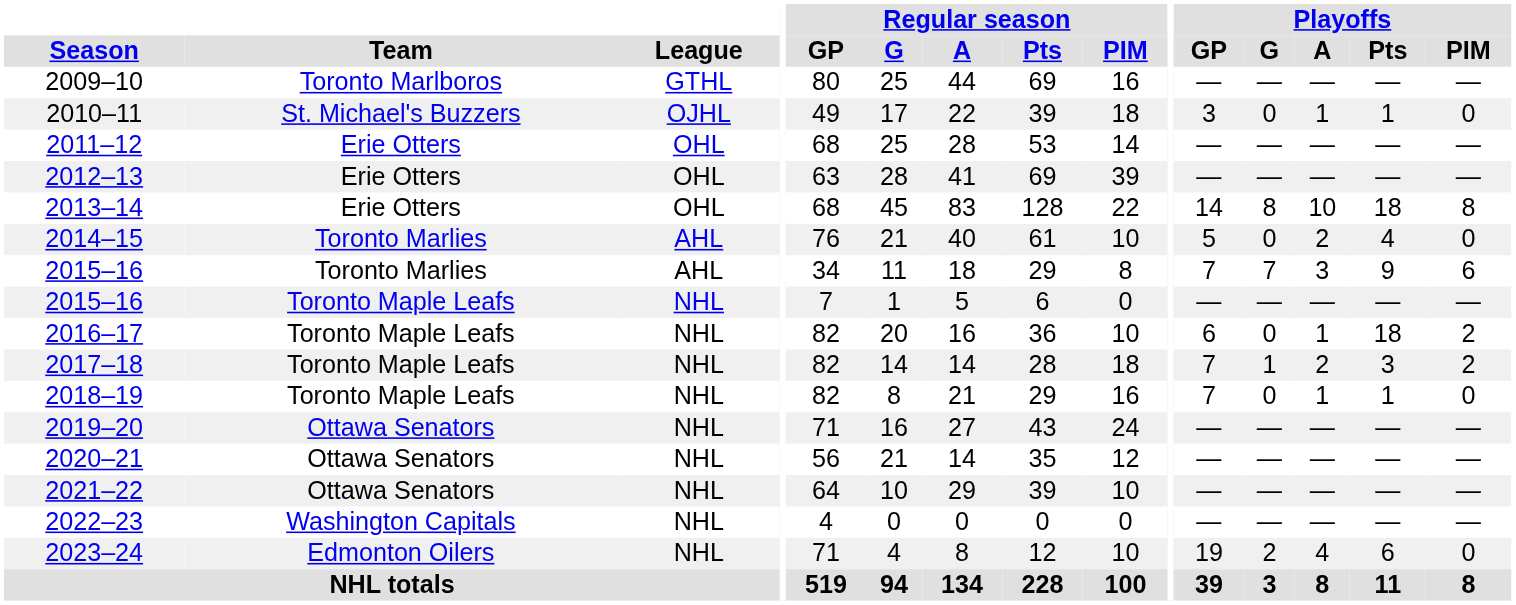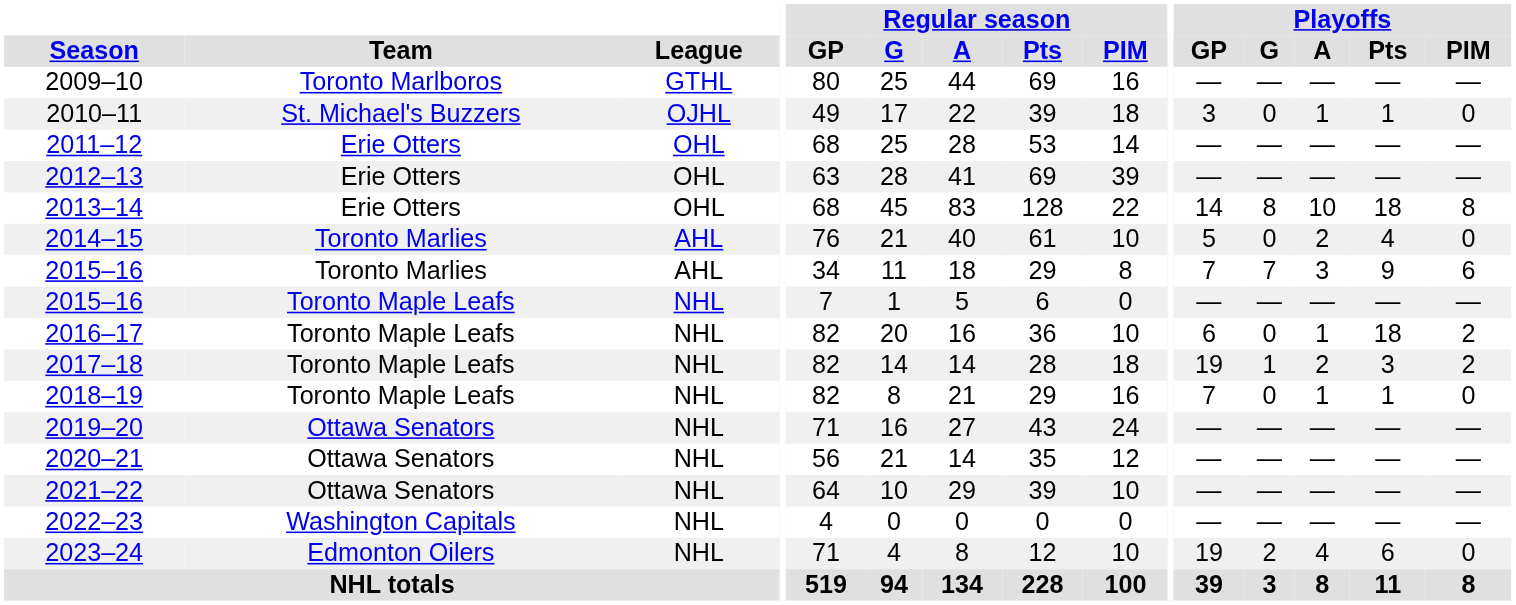(1209, 364) 7 -> (1209, 364) 19
